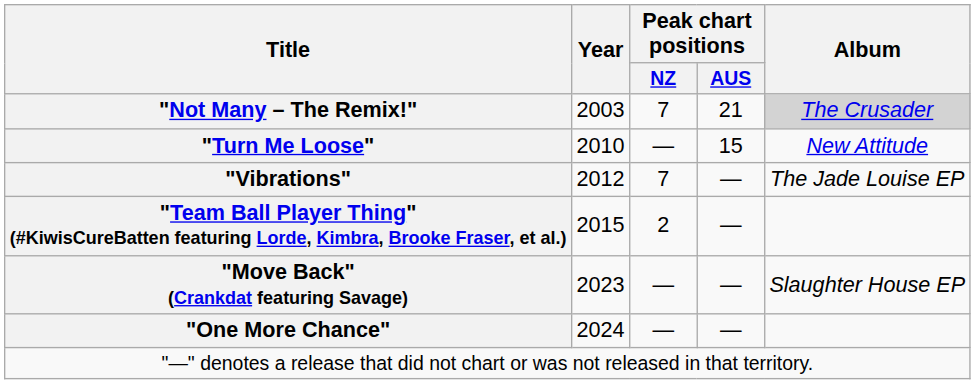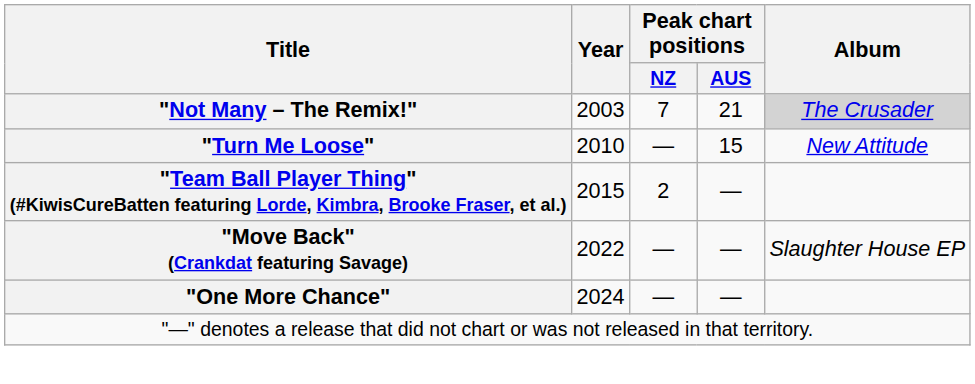- row: (288, 179)
(601, 284) 2023 -> (601, 250) 2022
